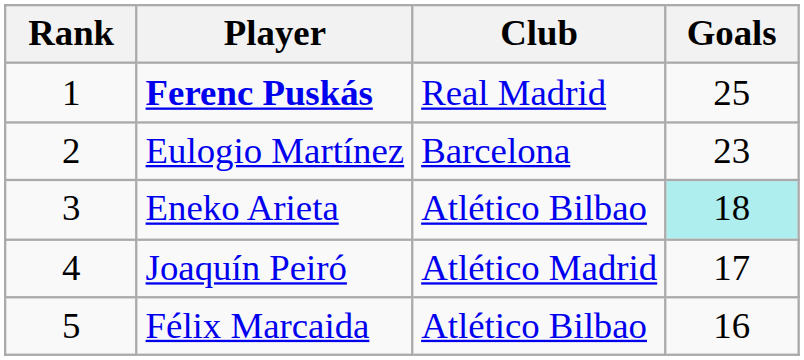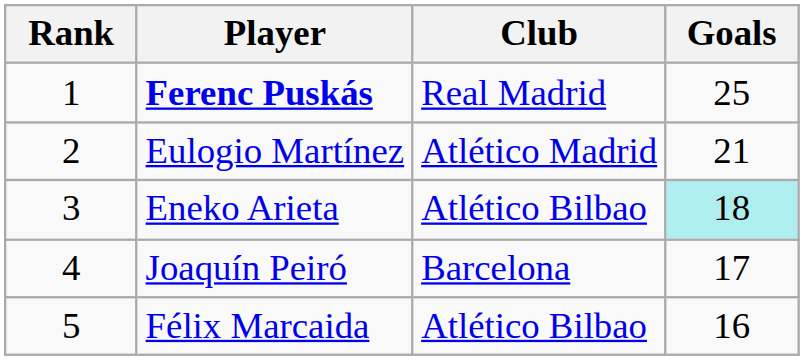(496, 150) Barcelona -> (539, 150) Atlético Madrid
(732, 150) 23 -> (732, 150) 21
(539, 267) Atlético Madrid -> (496, 267) Barcelona
